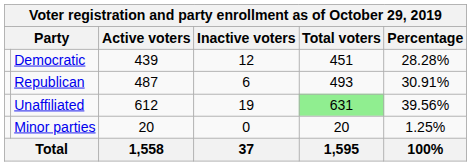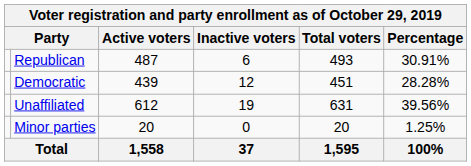rows swapped: (49, 82) <-> (50, 60)
(341, 104) lightgreen background -> (341, 104) no background
